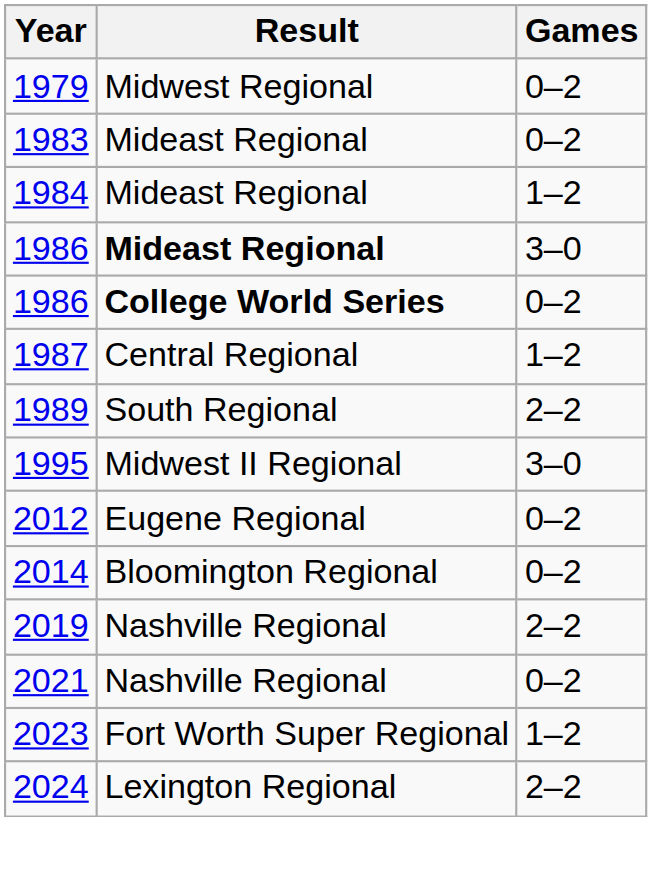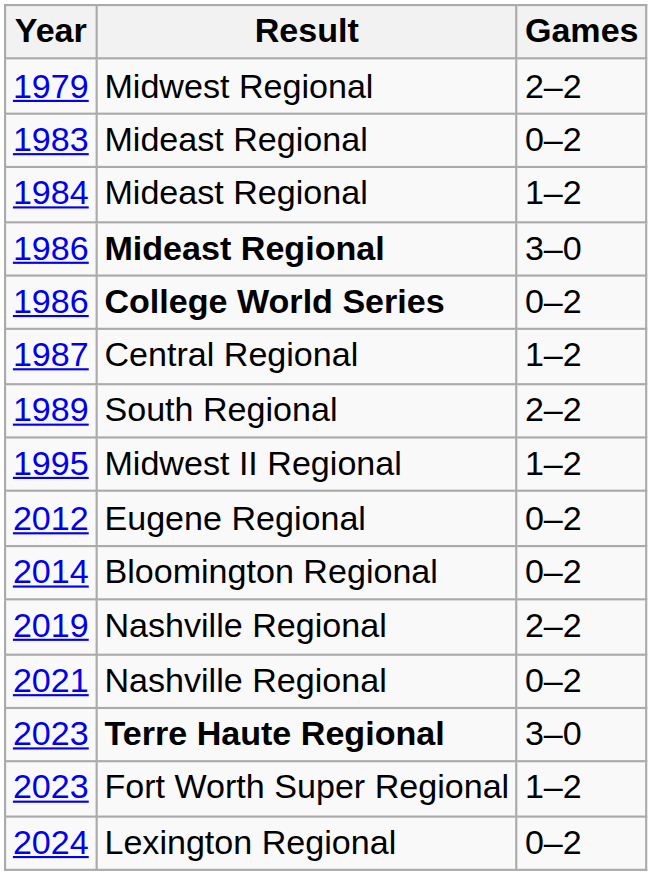(553, 85) 0–2 -> (553, 85) 2–2
(553, 463) 3–0 -> (553, 463) 1–2
+ row: (51, 734)
(553, 788) 2–2 -> (553, 842) 0–2
